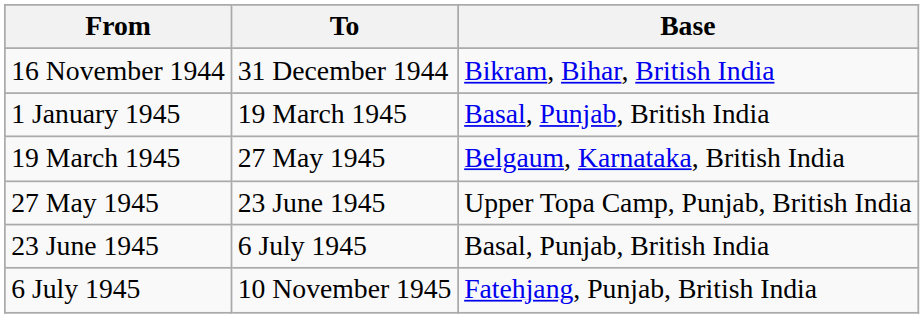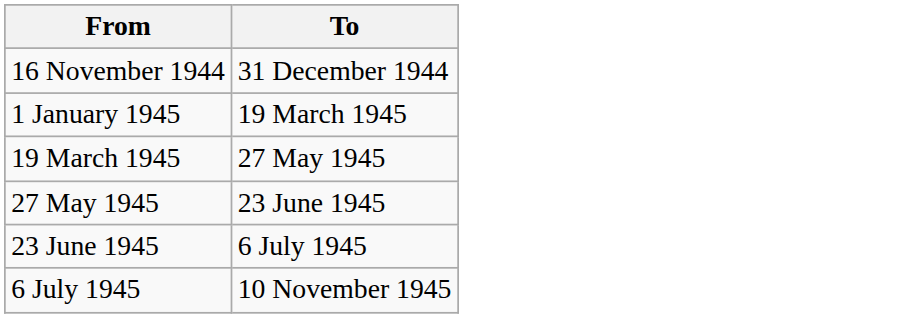- column: (688, 26)
